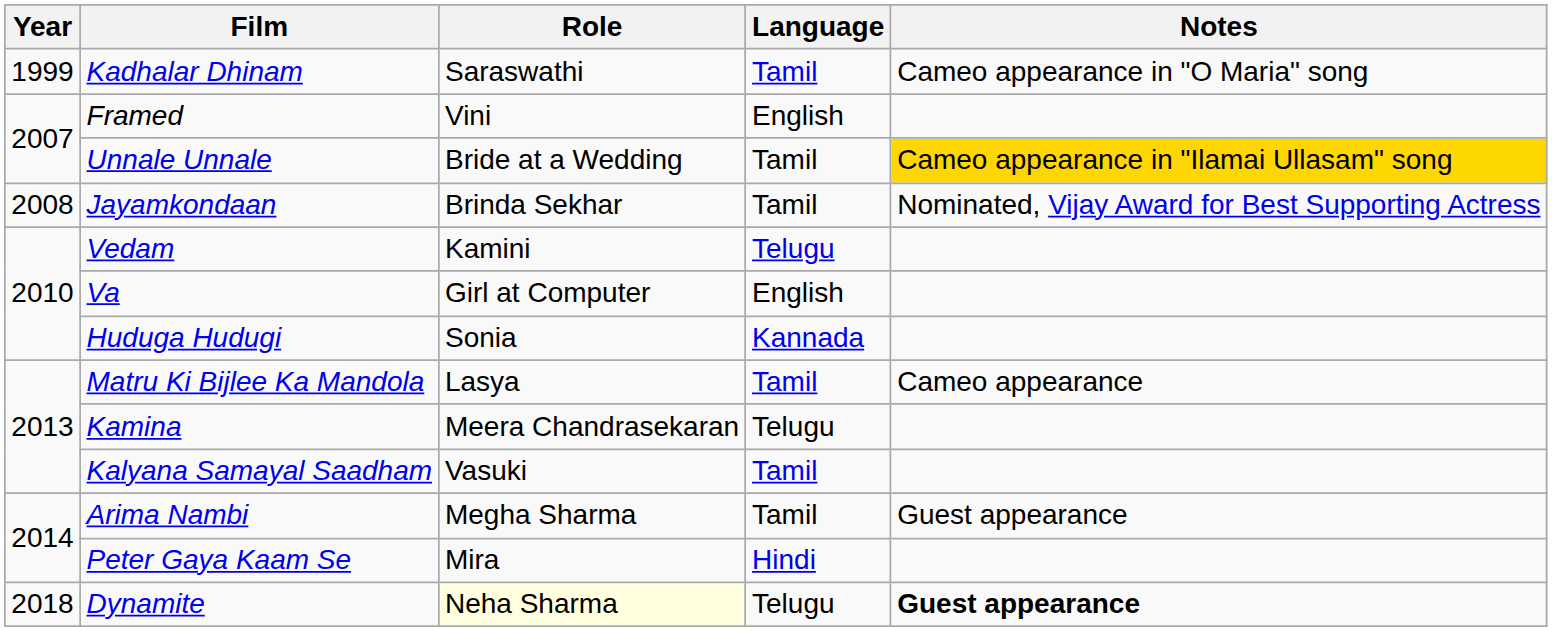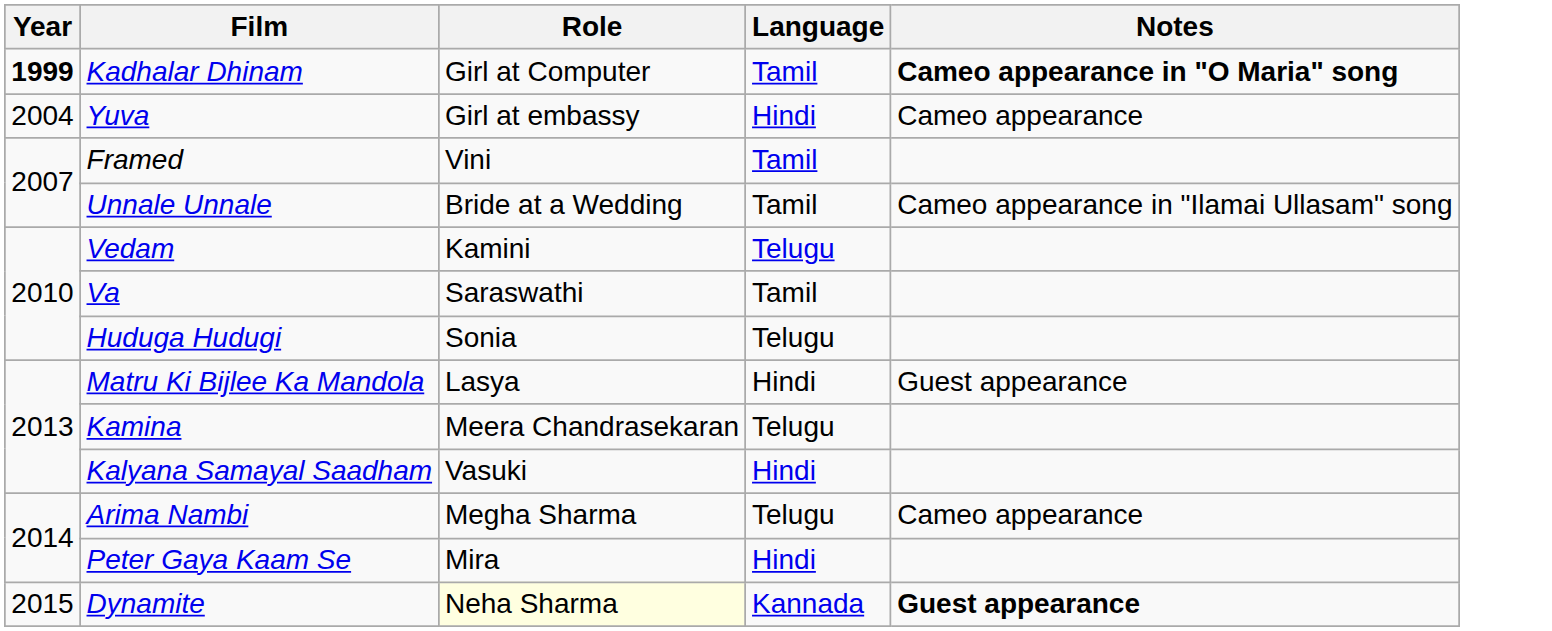(42, 71) normal -> (42, 71) bold
(514, 71) Saraswathi -> (548, 71) Girl at Computer
(1133, 71) normal -> (1148, 71) bold
+ row: (118, 115)
(798, 115) English -> (785, 159) Tamil
(1175, 159) gold background -> (1175, 204) no background
- row: (181, 204)
(548, 293) Girl at Computer -> (514, 293) Saraswathi
(798, 293) English -> (785, 293) Tamil
(808, 337) Kannada -> (793, 337) Telugu
(785, 381) Tamil -> (784, 381) Hindi
(1020, 381) Cameo appearance -> (1012, 381) Guest appearance
(785, 470) Tamil -> (784, 470) Hindi
(785, 515) Tamil -> (793, 515) Telugu
(1012, 515) Guest appearance -> (1020, 515) Cameo appearance
(42, 603) 2018 -> (42, 603) 2015
(793, 603) Telugu -> (808, 603) Kannada
